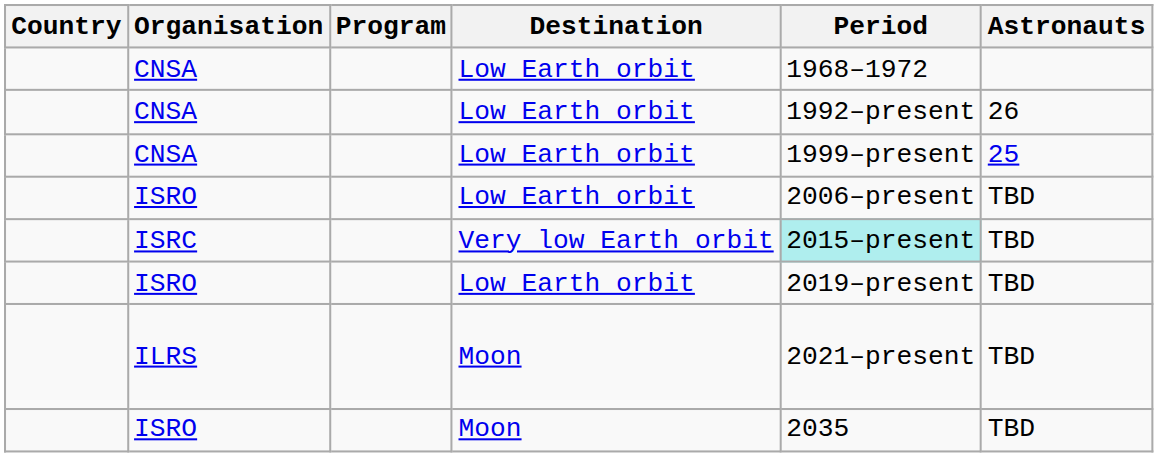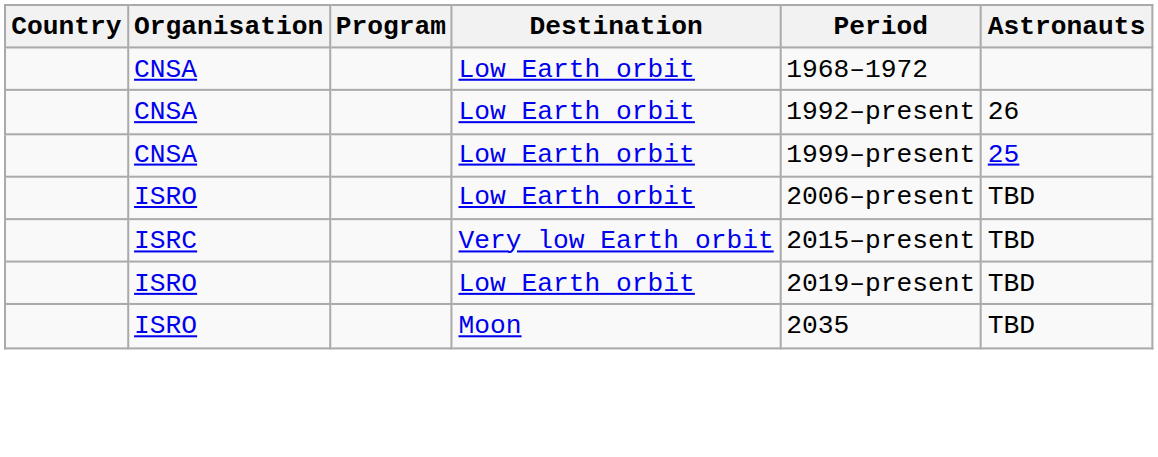(881, 240) paleturquoise background -> (881, 240) no background
- row: (166, 356)
